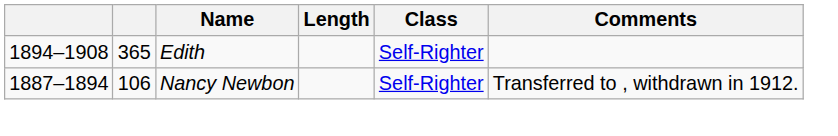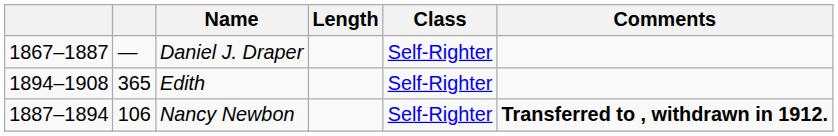+ row: (232, 51)
(646, 83) normal -> (665, 114) bold
